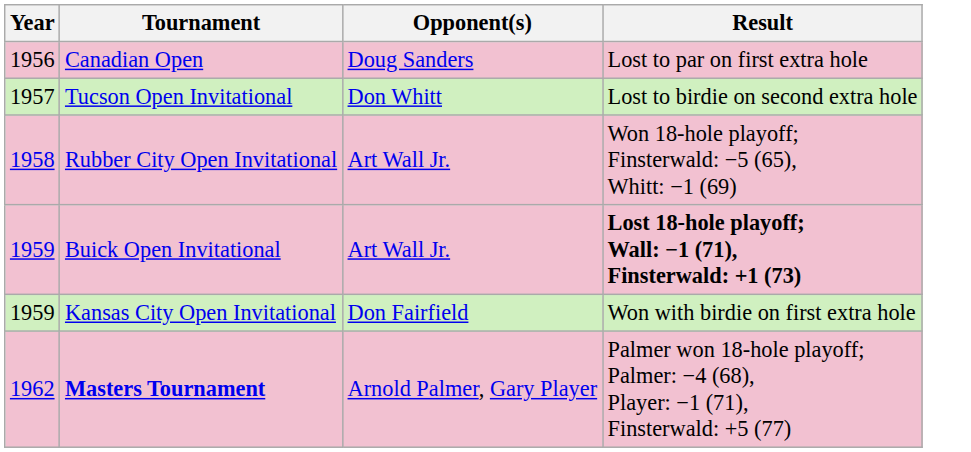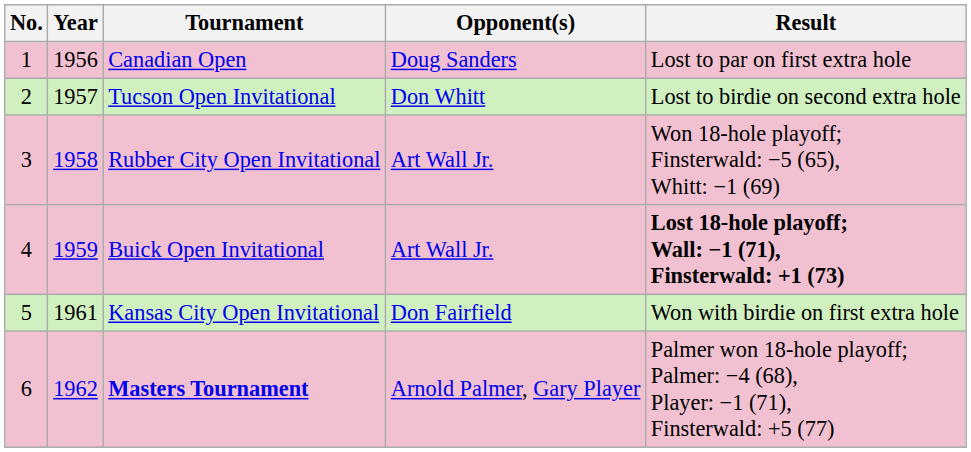+ column: (26, 23)
(32, 313) 1959 -> (76, 313) 1961
